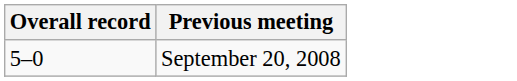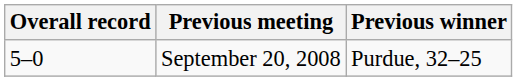+ column: (429, 22)
